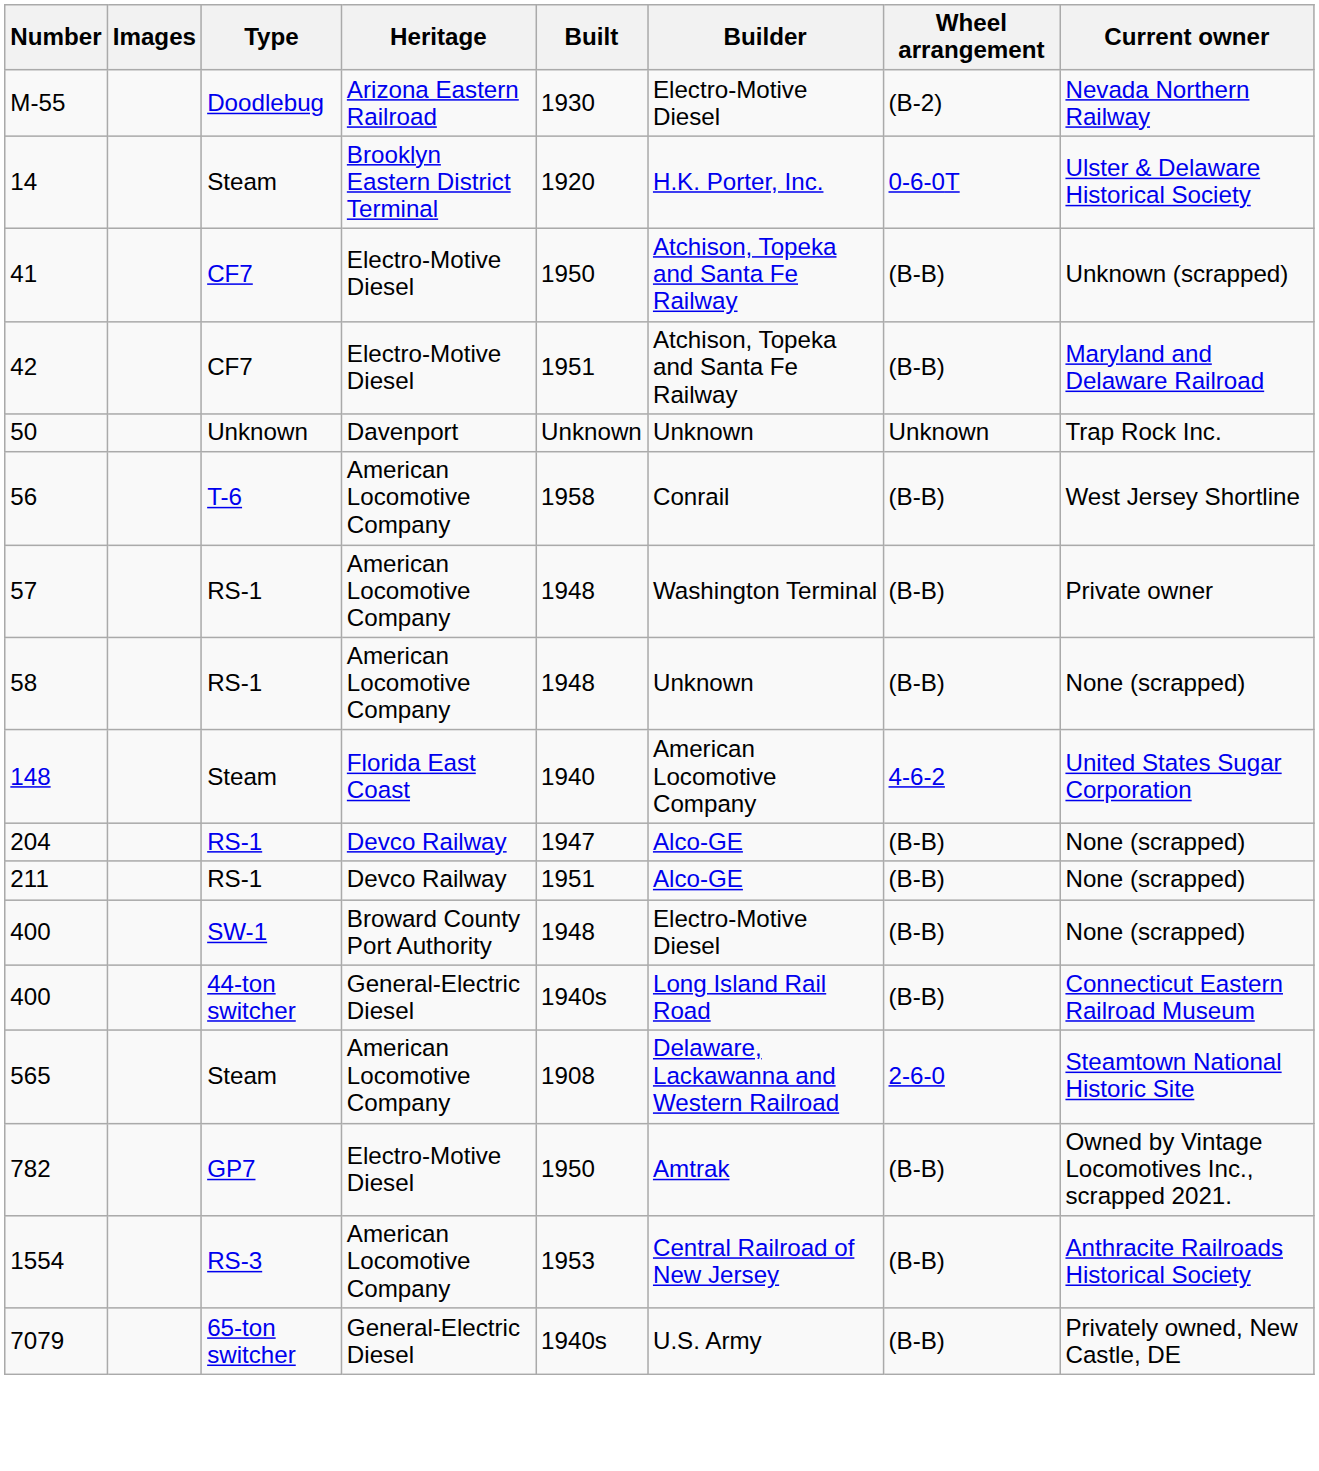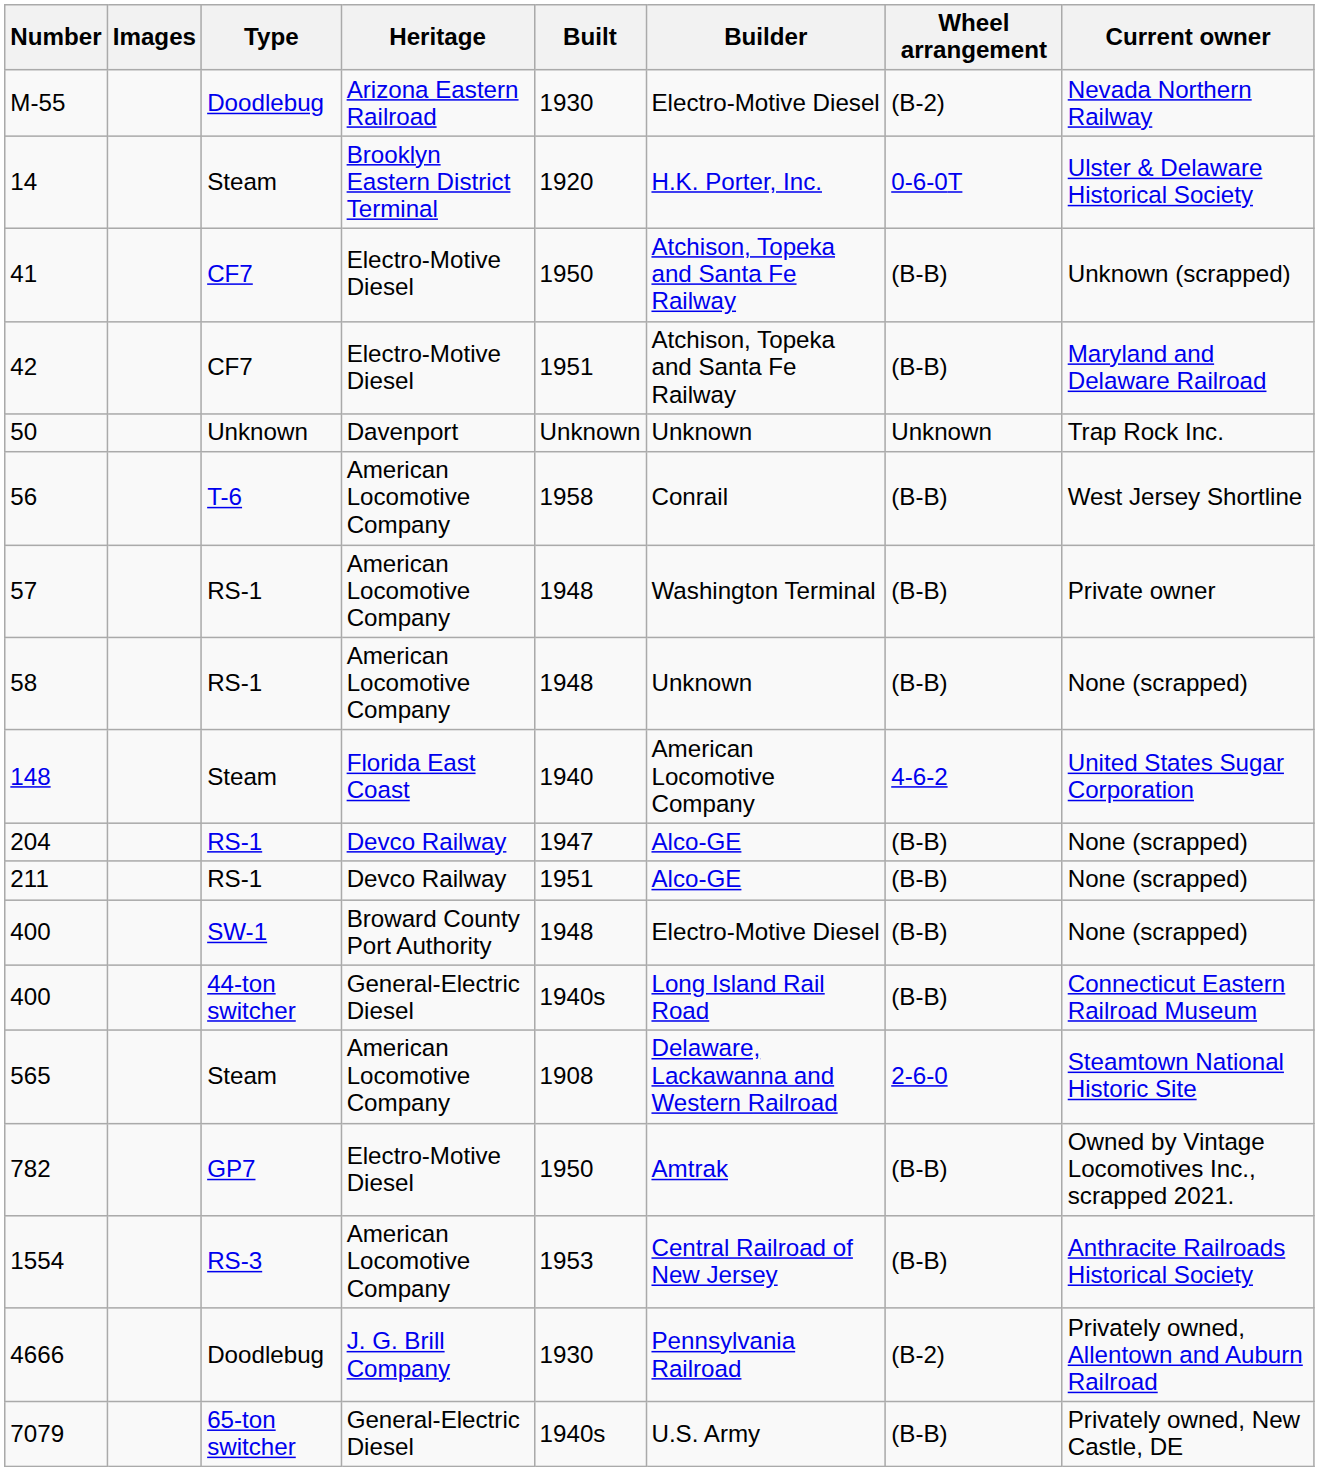+ row: (37, 1354)
